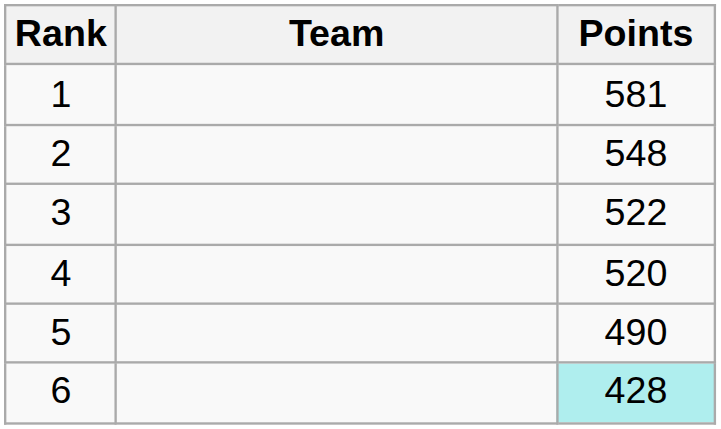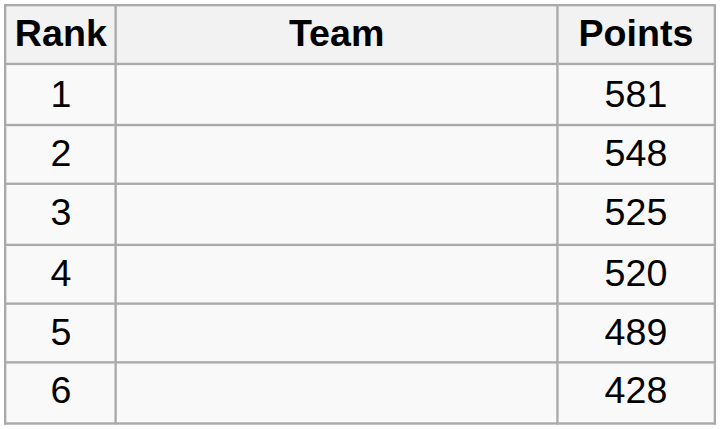(636, 213) 522 -> (636, 213) 525
(636, 332) 490 -> (636, 332) 489
(636, 392) paleturquoise background -> (636, 392) no background
